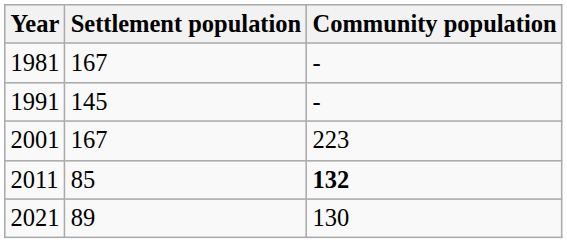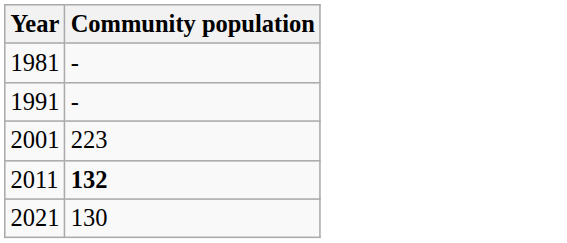- column: (186, 23)
